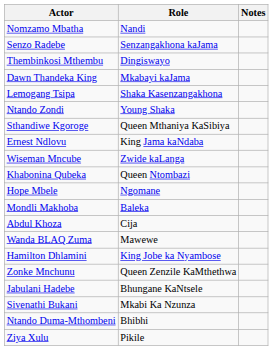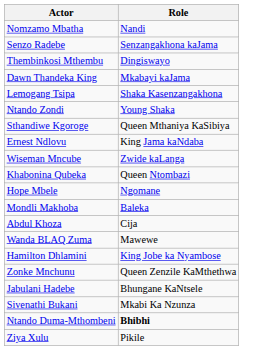- column: (253, 12)
(134, 321) normal -> (135, 321) bold
